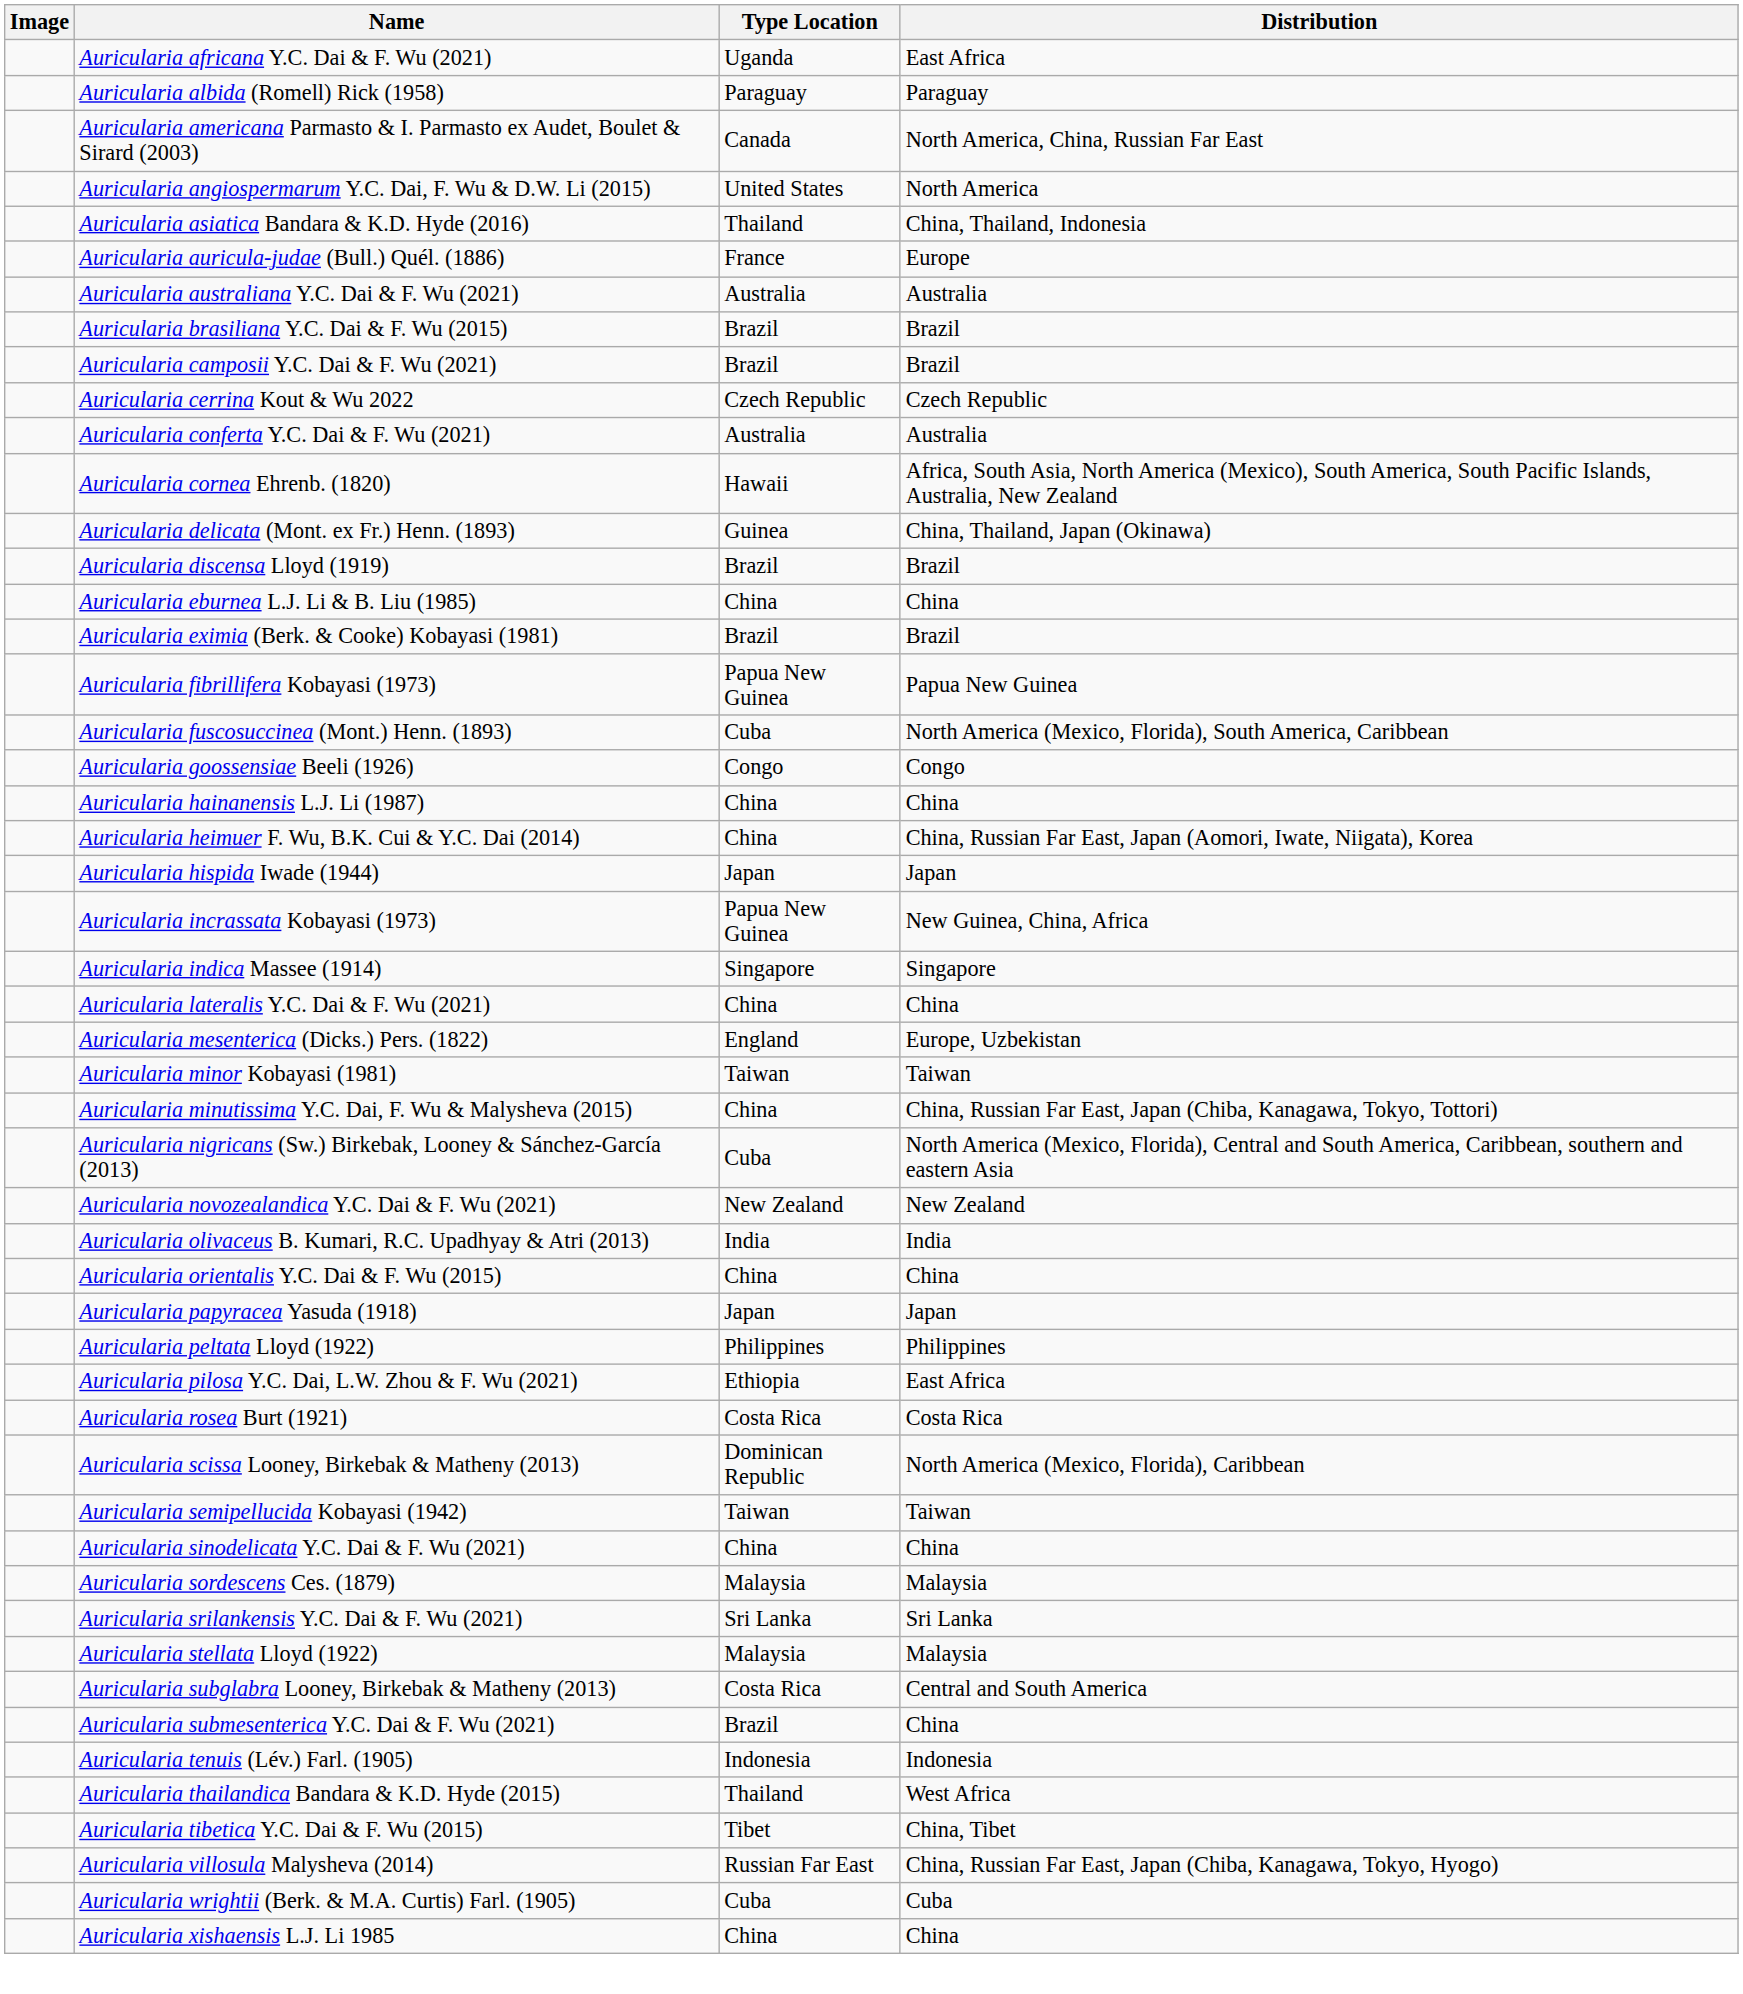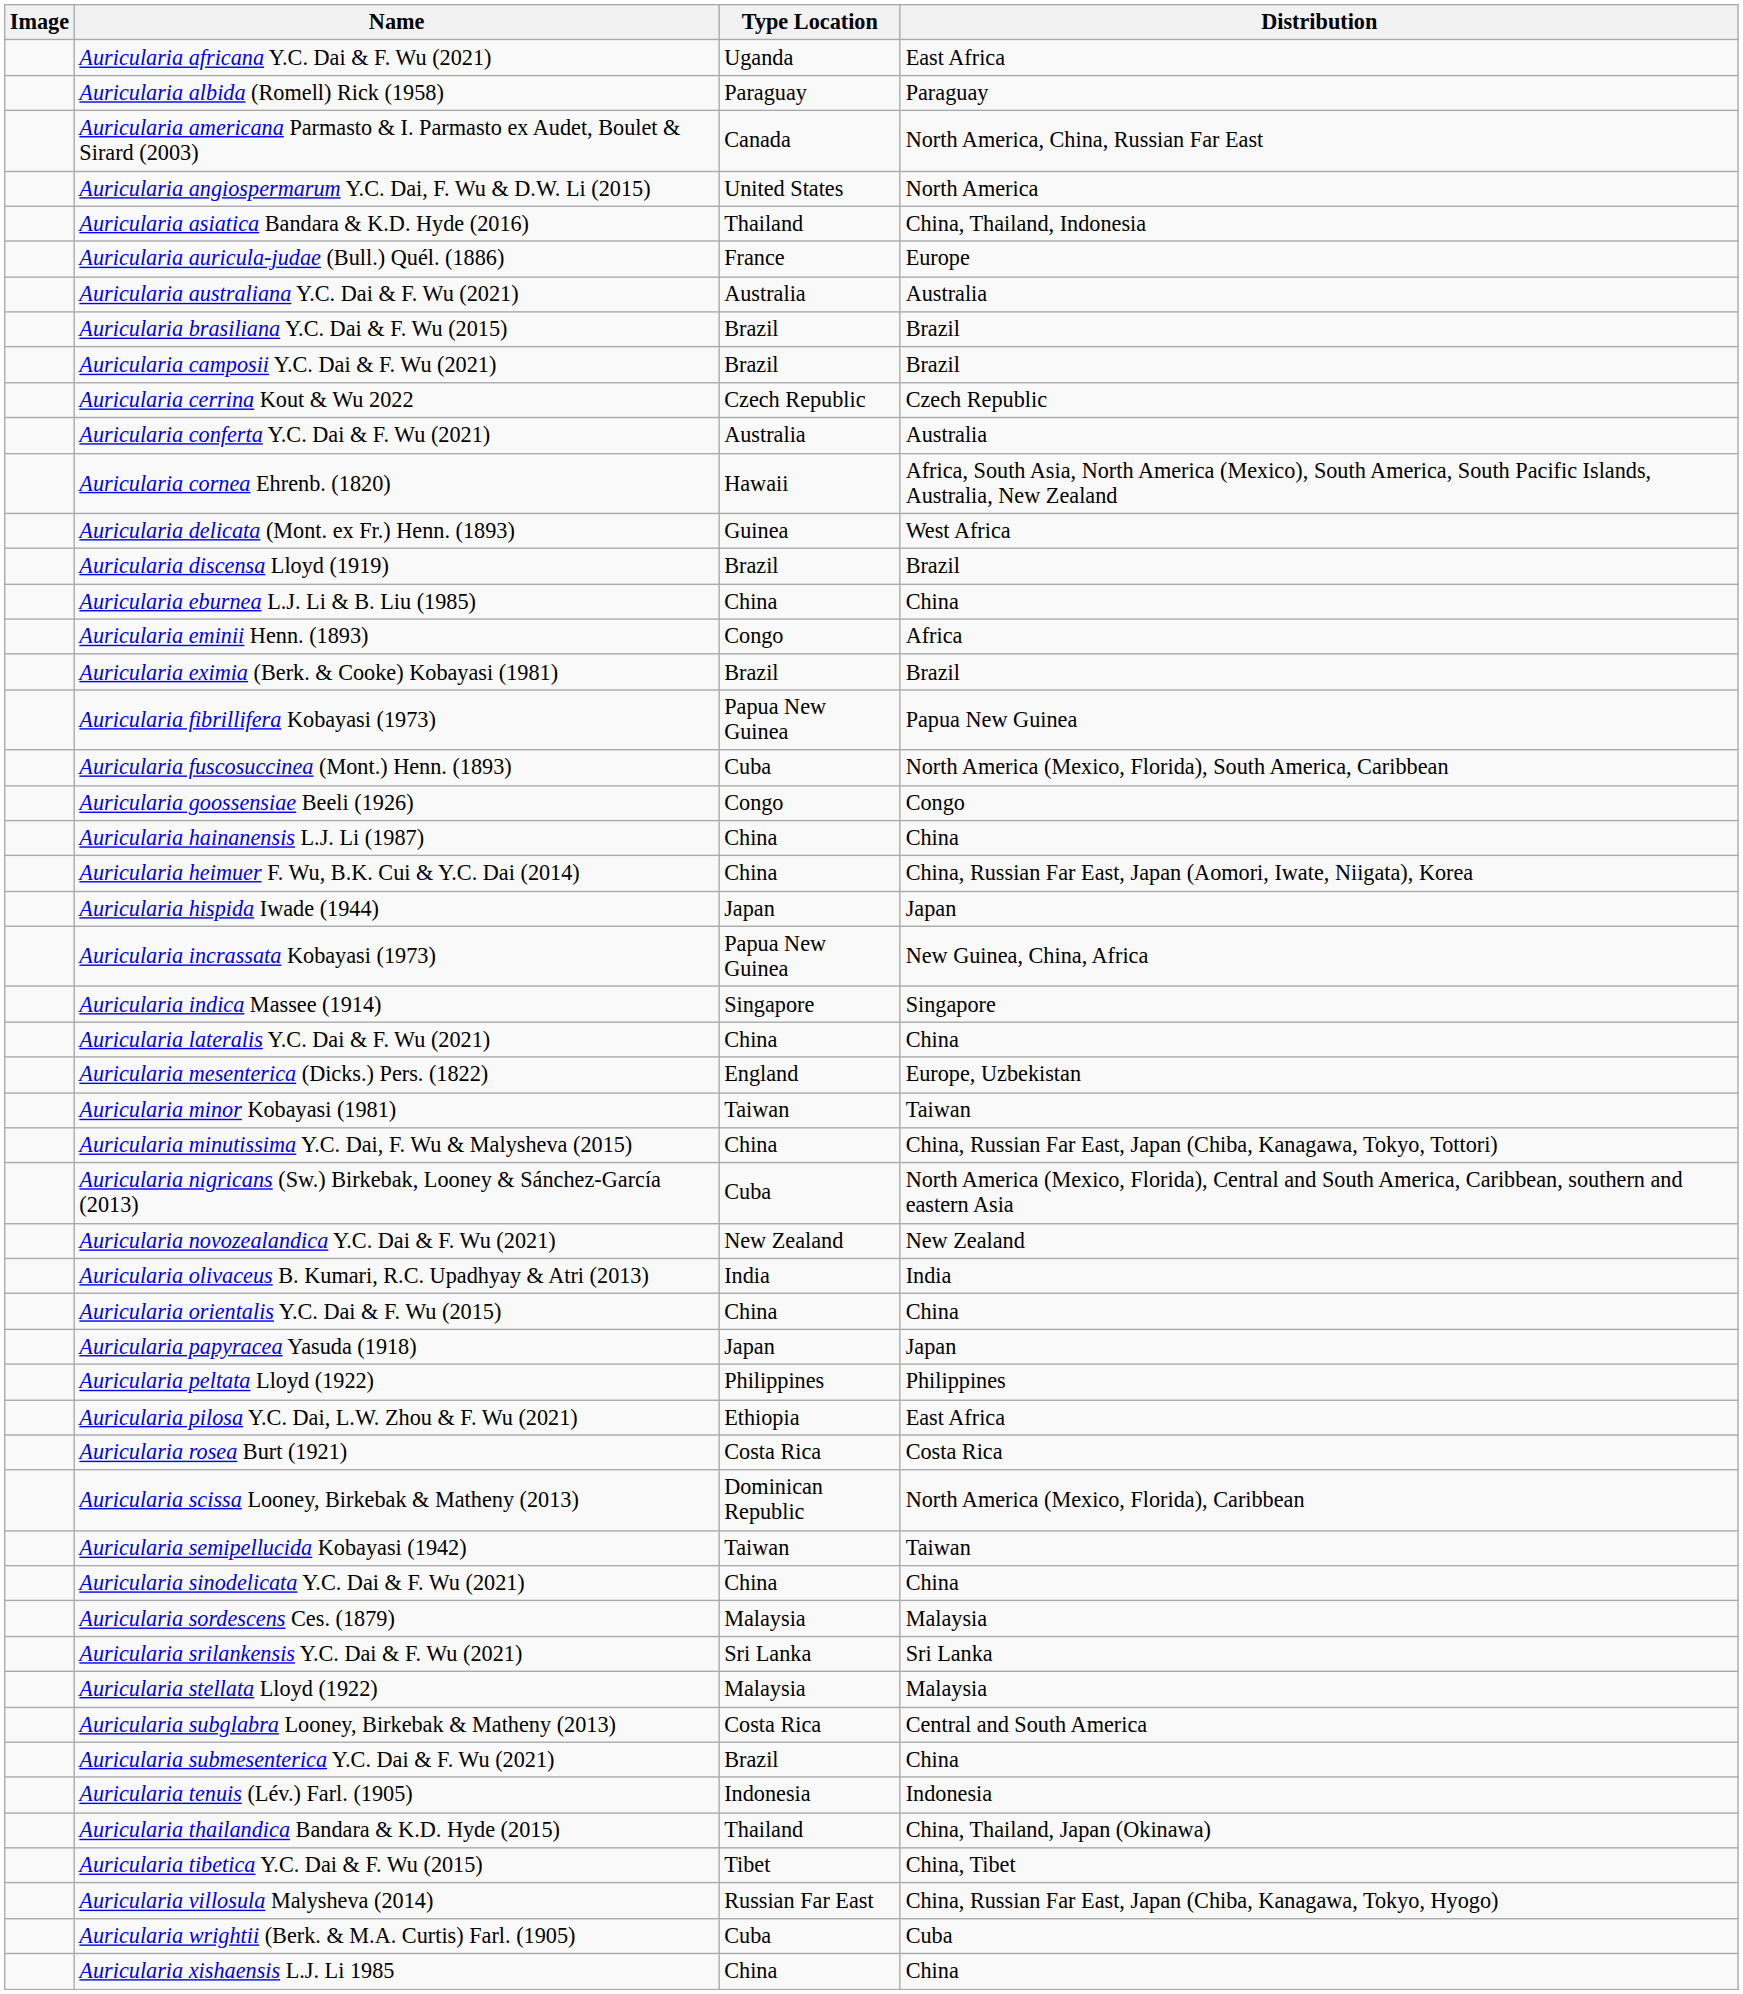(1058, 530) China, Thailand, Japan (Okinawa) -> (958, 530) West Africa
+ row: (224, 636)
(958, 1794) West Africa -> (1058, 1830) China, Thailand, Japan (Okinawa)
